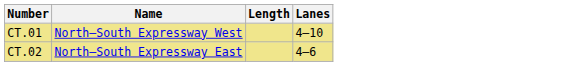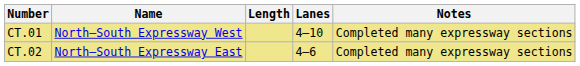+ column: (454, 14)
